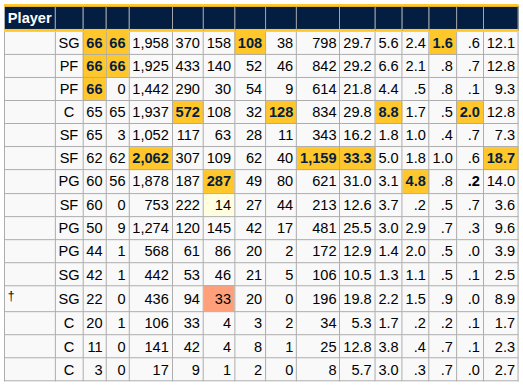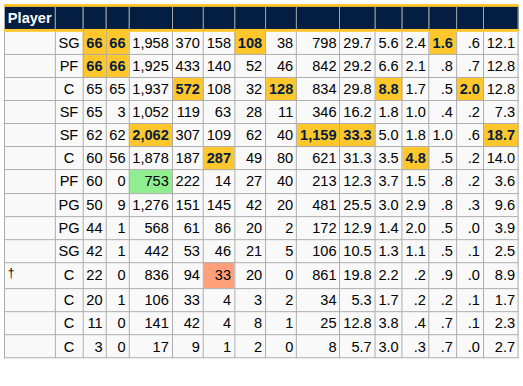- row: (94, 89)
(188, 136) 117 -> (188, 112) 119
(324, 136) 343 -> (324, 112) 346
(474, 136) .7 -> (474, 112) .2
(69, 182) PG -> (69, 159) C
(357, 182) 31.0 -> (357, 159) 31.3
(389, 182) 3.1 -> (389, 159) 3.5
(447, 182) .8 -> (447, 159) .5
(474, 182) bold -> (474, 159) normal
(69, 205) SF -> (69, 182) PF
(157, 205) no background -> (157, 182) lightgreen background
(223, 205) lightyellow background -> (223, 182) no background
(285, 205) 44 -> (285, 182) 40
(357, 205) 12.6 -> (357, 182) 12.3
(420, 205) .2 -> (416, 182) 1.5
(447, 205) .5 -> (447, 182) .8
(474, 205) .7 -> (474, 182) .2
(151, 228) 1,274 -> (151, 205) 1,276
(188, 228) 120 -> (188, 205) 151
(285, 228) 17 -> (285, 205) 20
(447, 228) .7 -> (447, 205) .8
(69, 299) SG -> (69, 276) C
(157, 299) 436 -> (157, 276) 836
(324, 299) 196 -> (324, 276) 861
(416, 299) 1.5 -> (420, 276) .2
